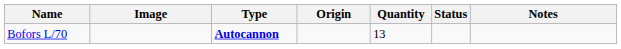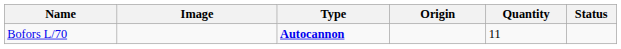- column: (543, 14)
(379, 33) 13 -> (495, 33) 11
